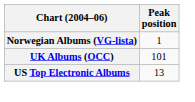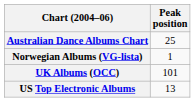+ row: (77, 40)
